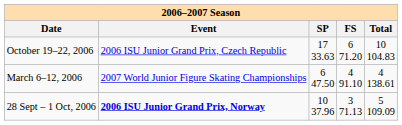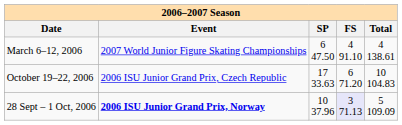rows swapped: (44, 78) <-> (50, 50)
(350, 106) no background -> (350, 106) lavender background
